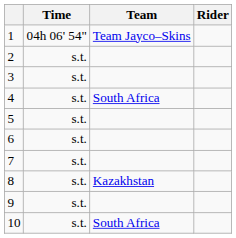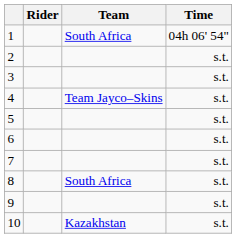columns swapped: (213, 14) <-> (57, 14)
(142, 35) Team Jayco–Skins -> (98, 35) South Africa
(126, 98) South Africa -> (114, 98) Team Jayco–Skins
(123, 181) Kazakhstan -> (98, 181) South Africa
(126, 222) South Africa -> (95, 222) Kazakhstan
